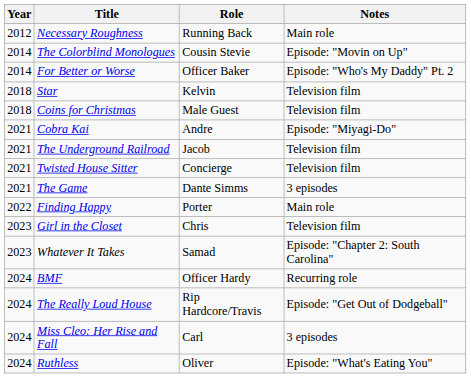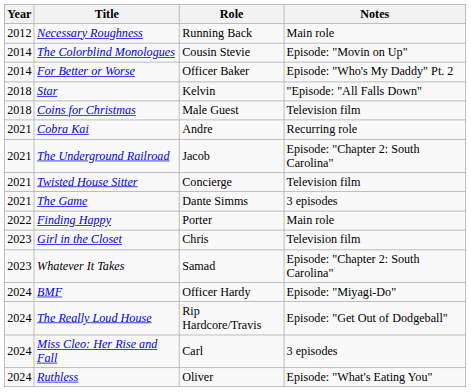(323, 91) Television film -> (354, 91) "Episode: "All Falls Down"
(341, 129) Episode: "Miyagi-Do" -> (322, 129) Recurring role
(323, 149) Television film -> (353, 155) Episode: "Chapter 2: South Carolina"
(322, 278) Recurring role -> (341, 292) Episode: "Miyagi-Do"
